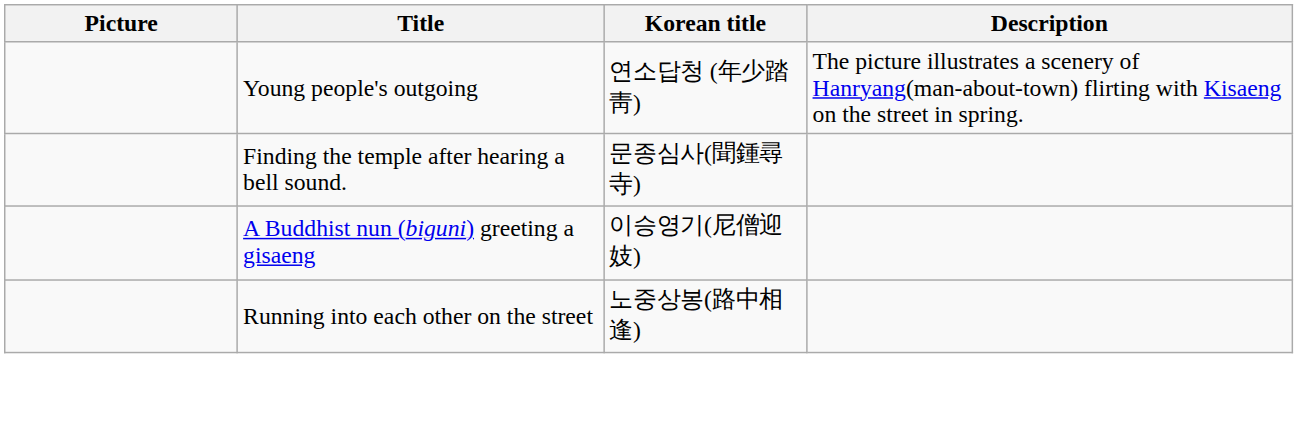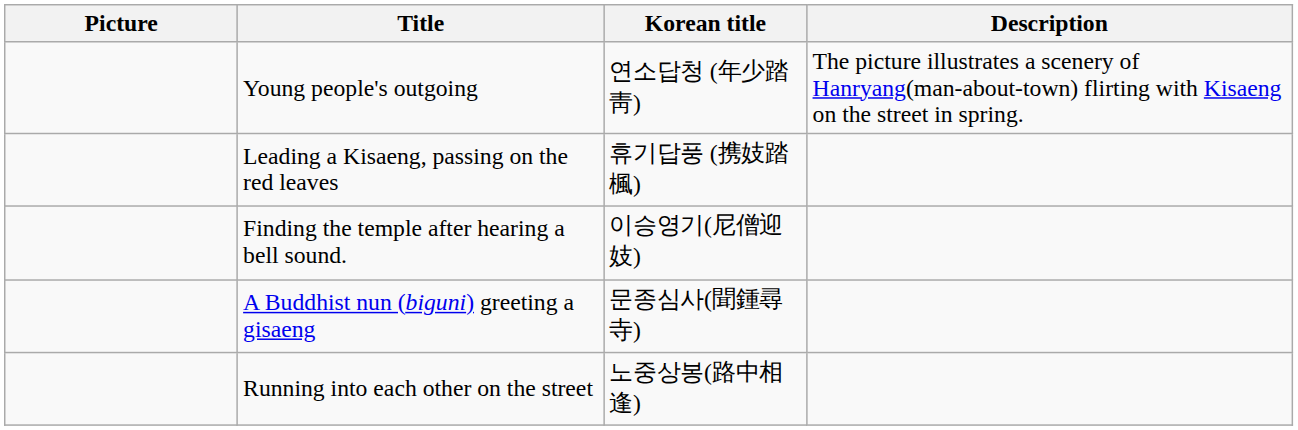+ row: (406, 169)
(696, 168) 문종심사(聞鍾尋寺) -> (696, 241) 이승영기(尼僧迎妓)
(696, 241) 이승영기(尼僧迎妓) -> (696, 314) 문종심사(聞鍾尋寺)
